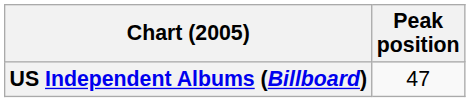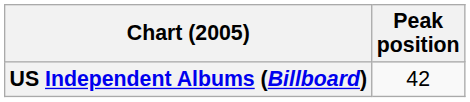(418, 79) 47 -> (418, 79) 42
